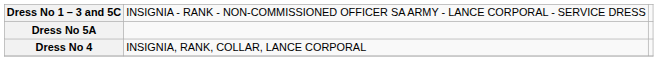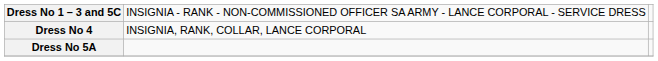rows swapped: (64, 30) <-> (64, 47)
